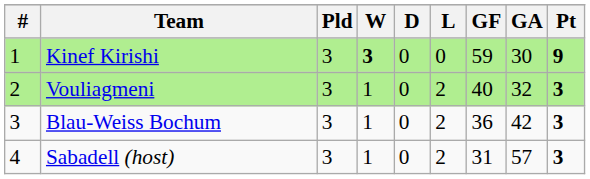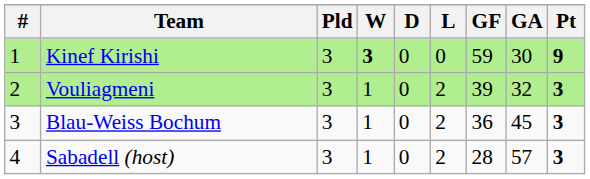(482, 88) 40 -> (482, 88) 39
(522, 122) 42 -> (522, 122) 45
(482, 156) 31 -> (482, 156) 28
